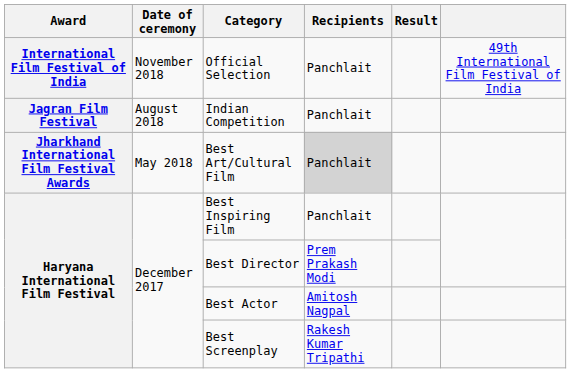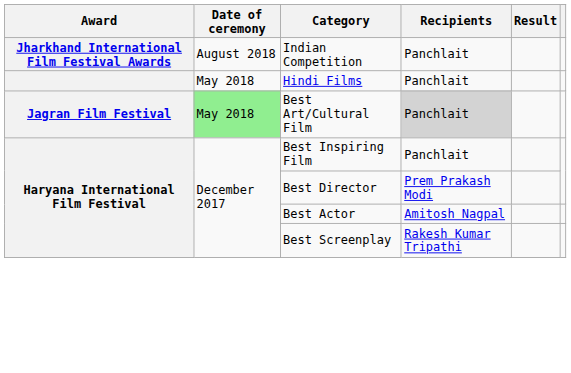- row: (238, 68)
(68, 115) Jagran Film Festival -> (99, 54) Jharkhand International Film Festival Awards
+ row: (323, 81)
(68, 162) Jharkhand International Film Festival Awards -> (99, 114) Jagran Film Festival
(164, 162) no background -> (225, 114) lightgreen background
